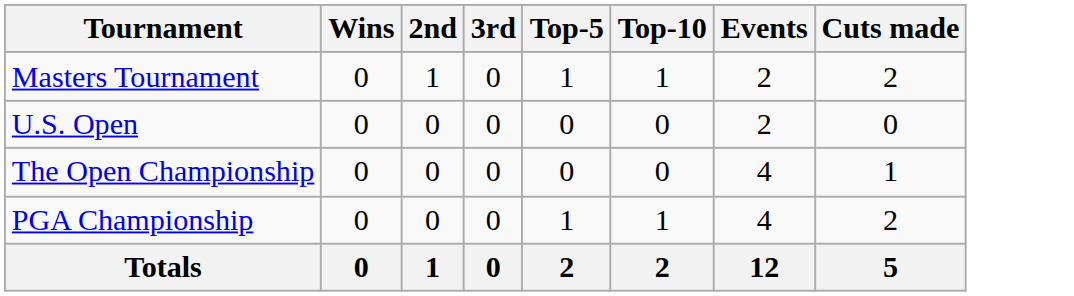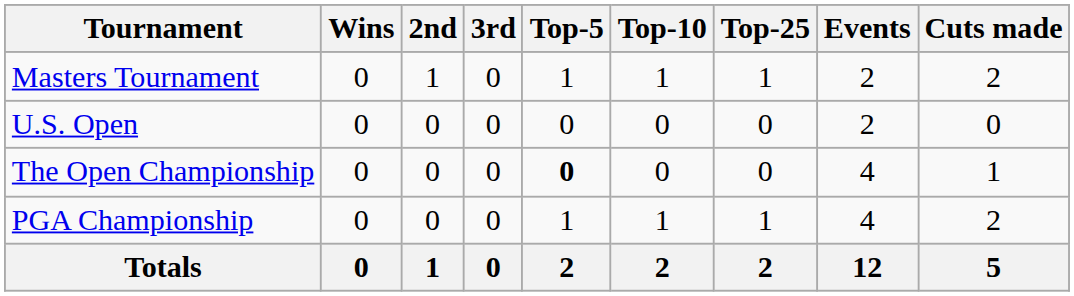+ column: (765, 28)
(567, 171) normal -> (567, 171) bold
